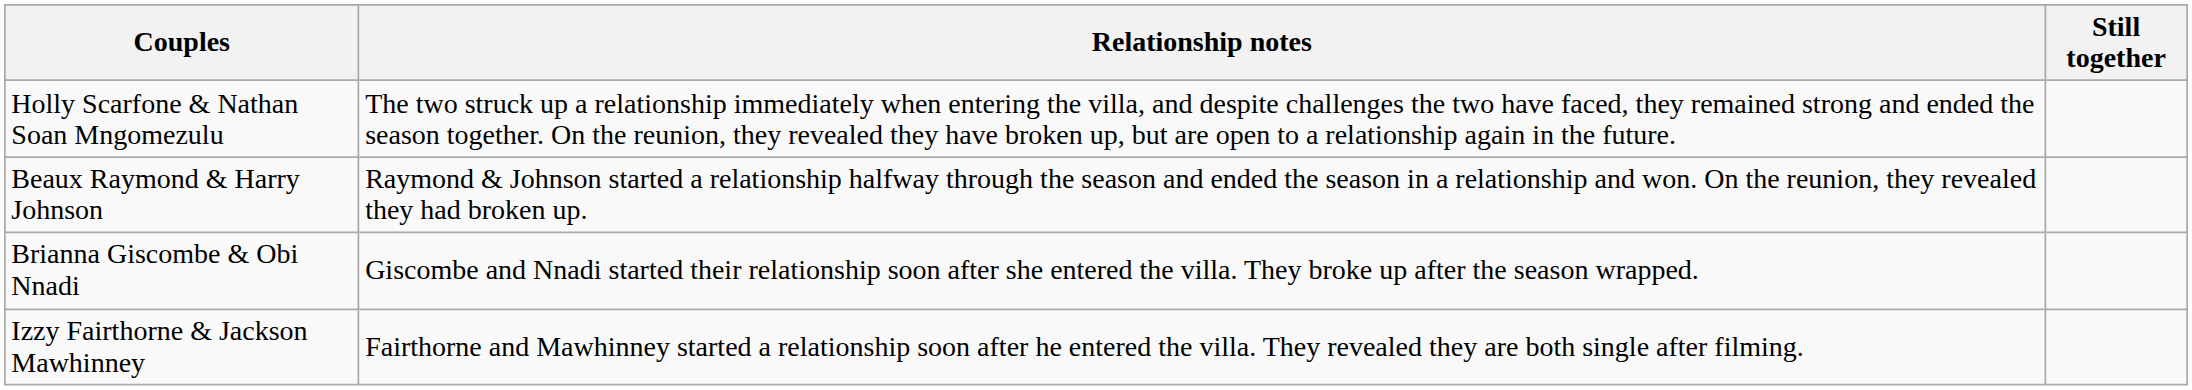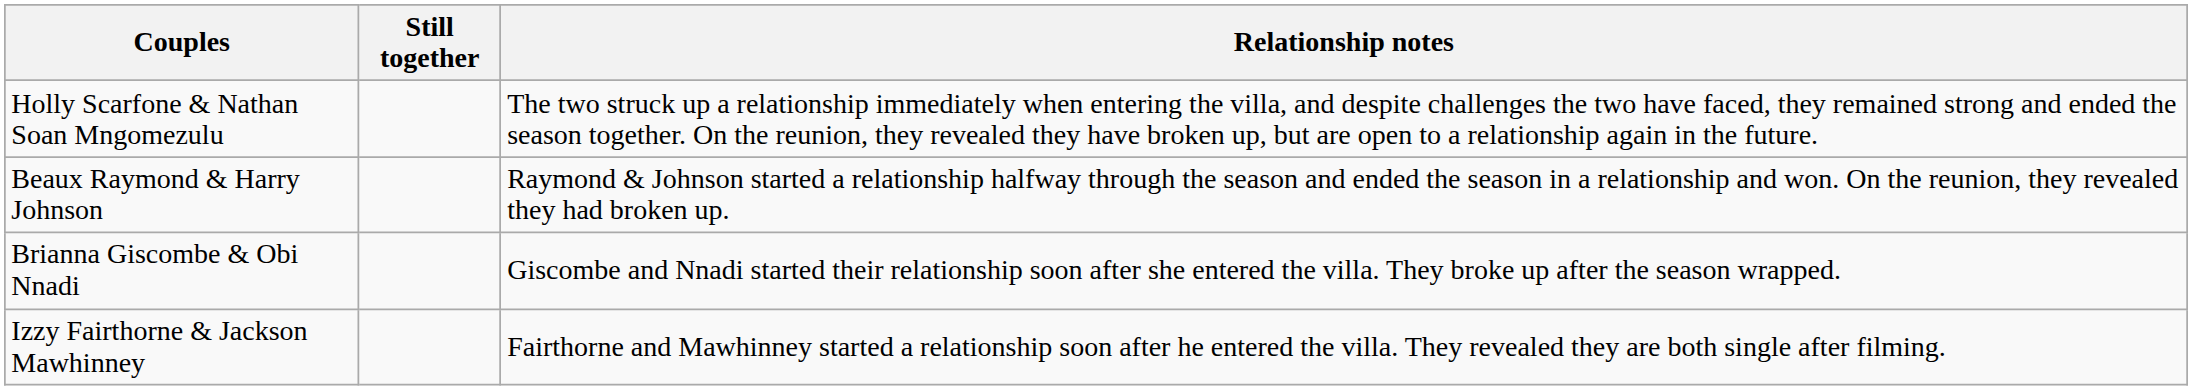columns swapped: (2116, 42) <-> (1202, 42)
